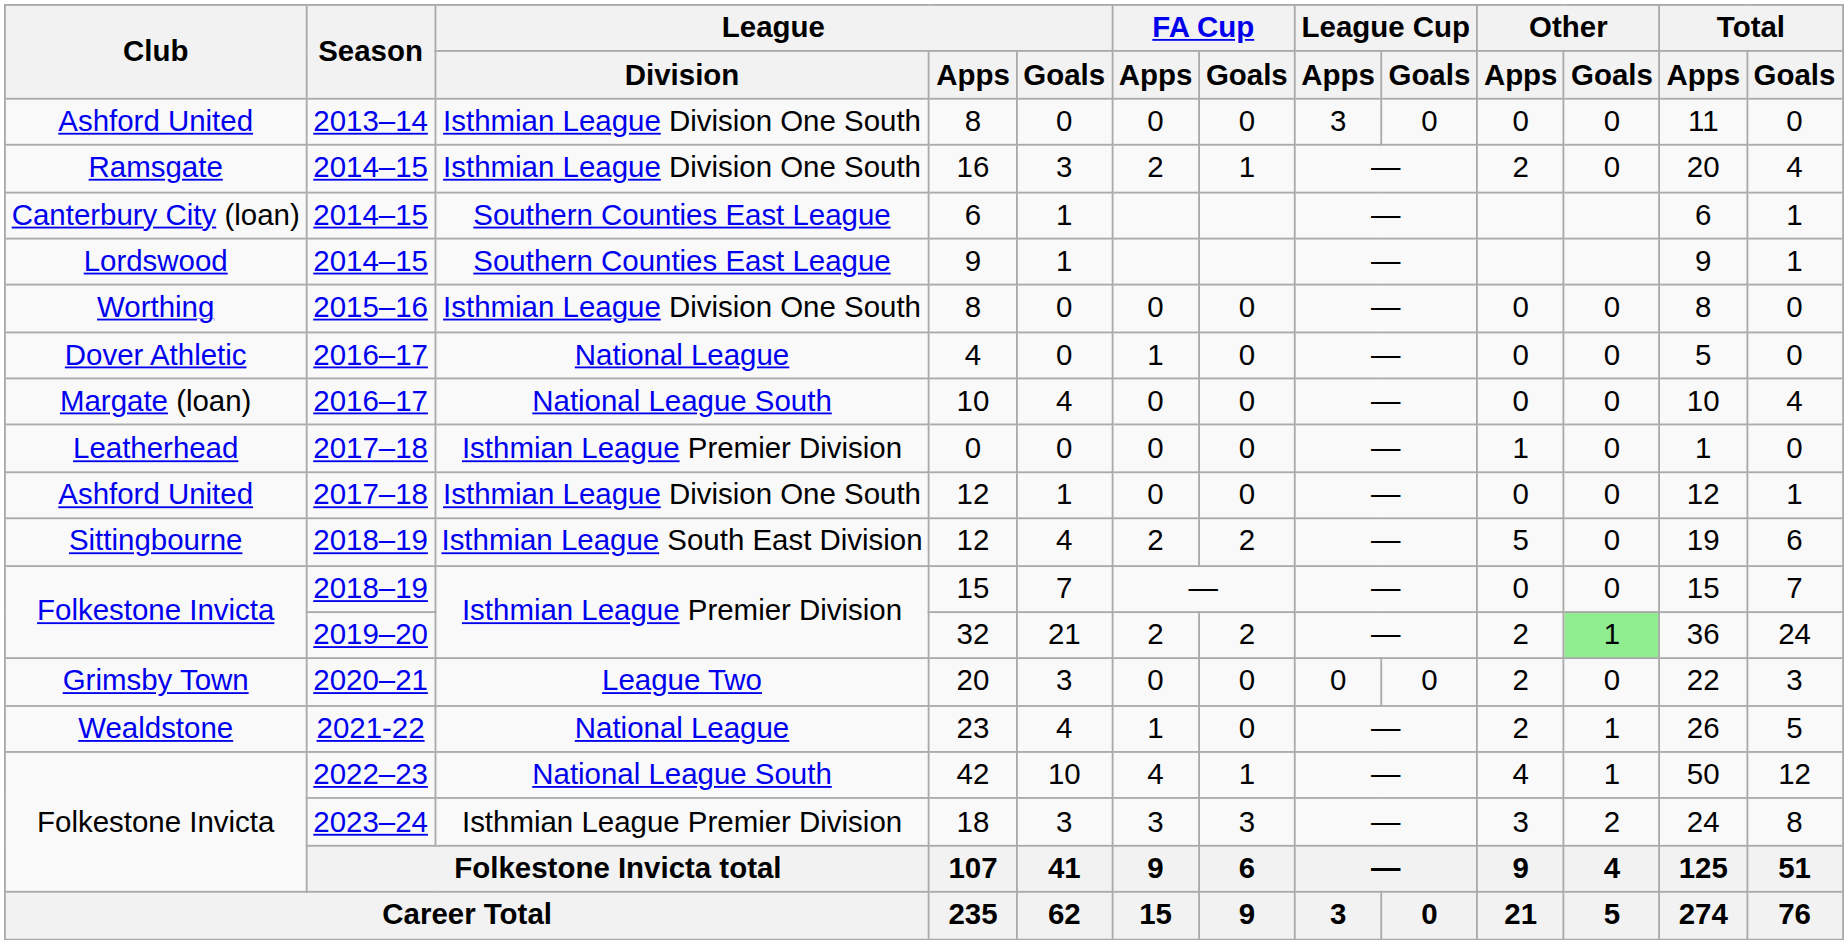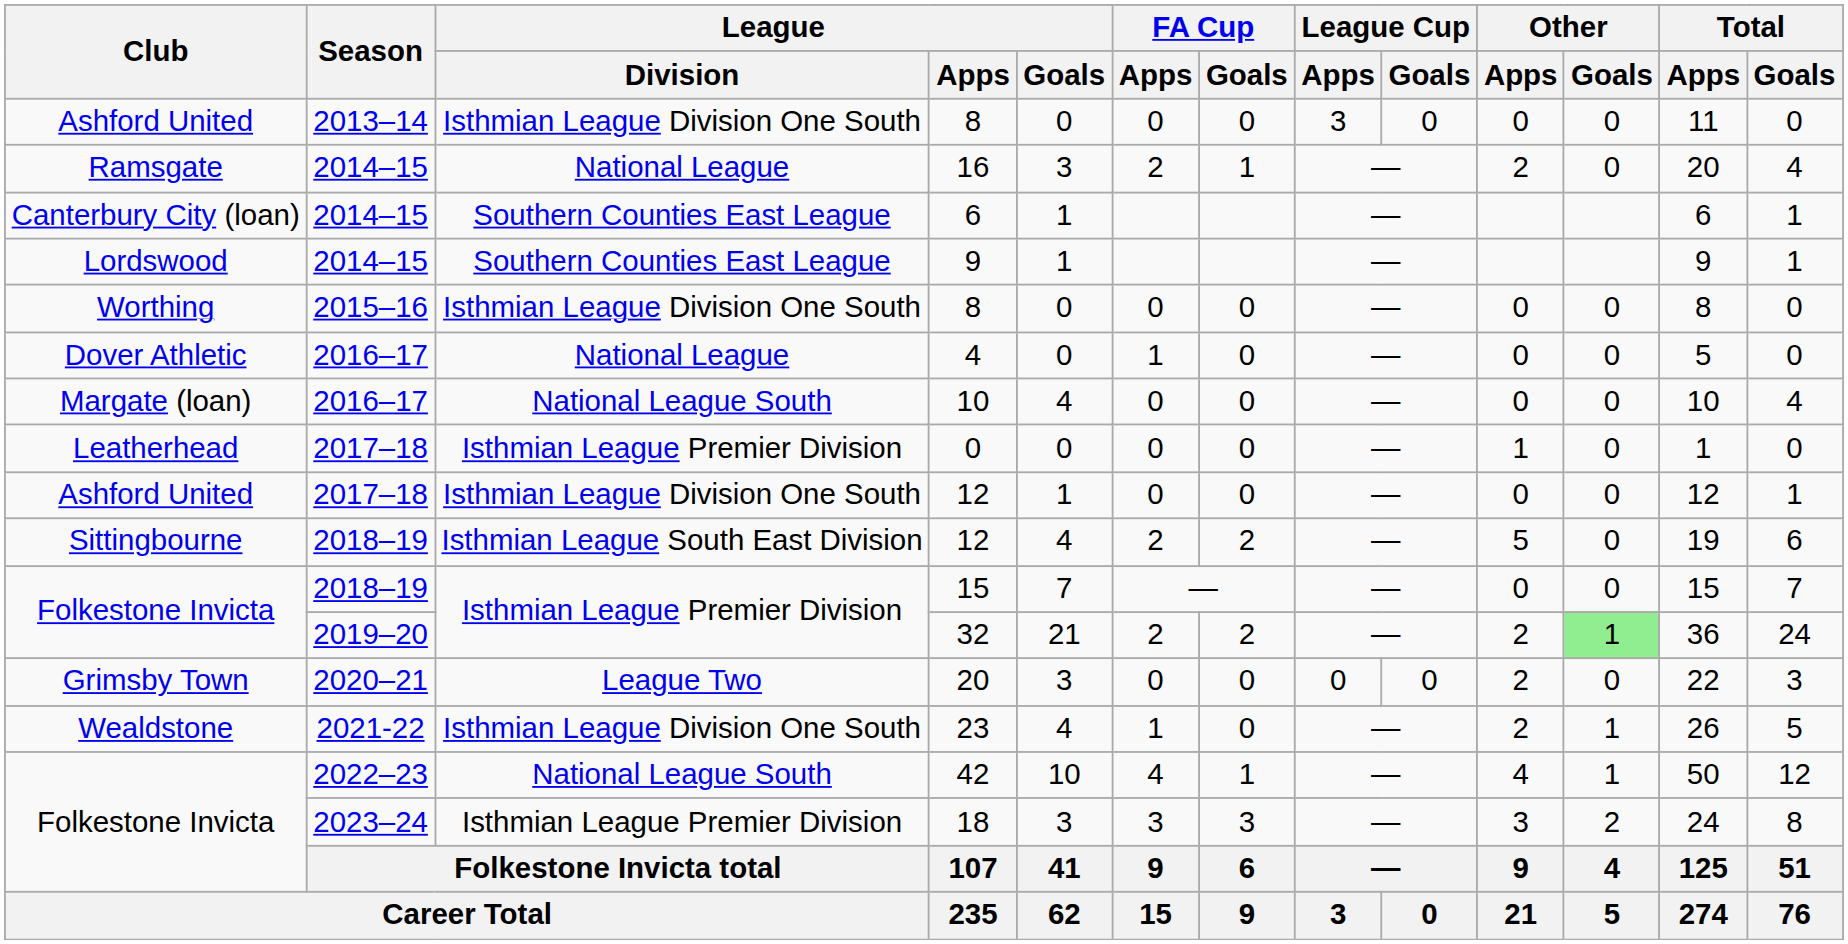(682, 167) Isthmian League Division One South -> (682, 167) National League
(682, 728) National League -> (682, 728) Isthmian League Division One South
